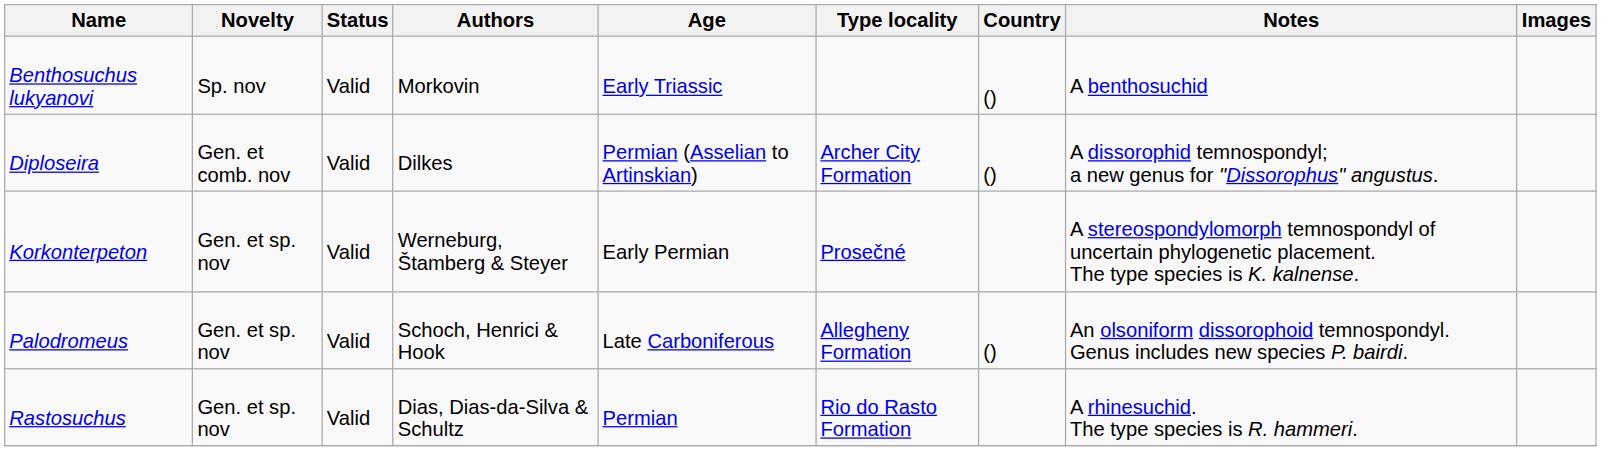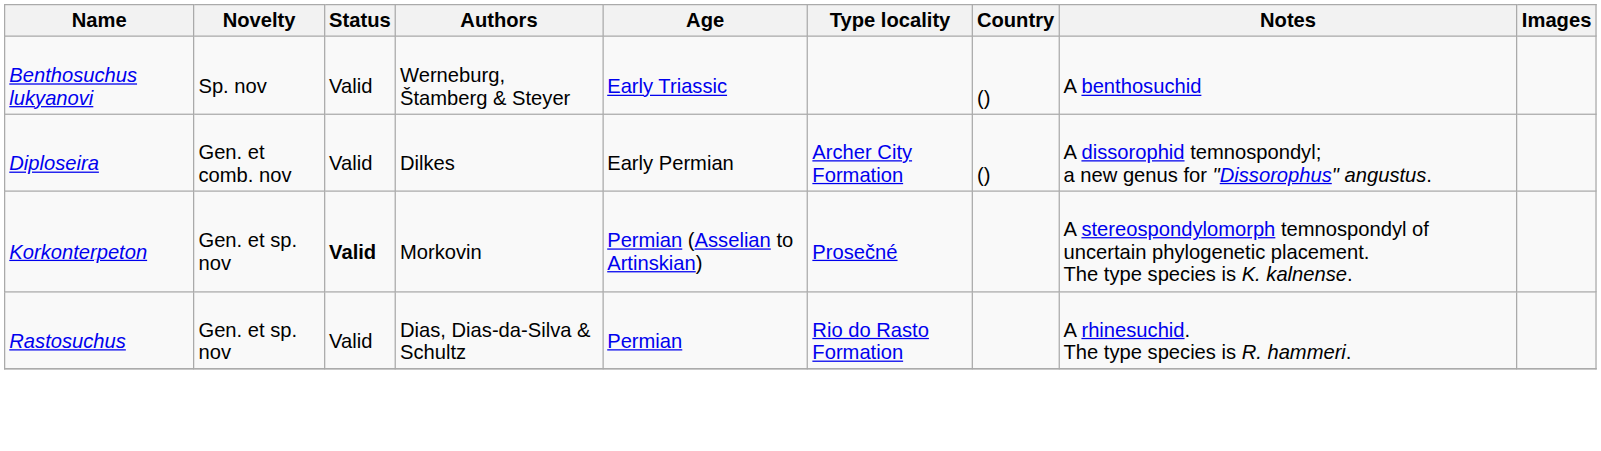(439, 86) Morkovin -> (485, 86) Werneburg, Štamberg & Steyer
(696, 163) Permian (Asselian to Artinskian) -> (671, 163) Early Permian
(348, 252) normal -> (353, 252) bold
(483, 252) Werneburg, Štamberg & Steyer -> (441, 252) Morkovin
(666, 252) Early Permian -> (700, 252) Permian (Asselian to Artinskian)
- row: (69, 341)
